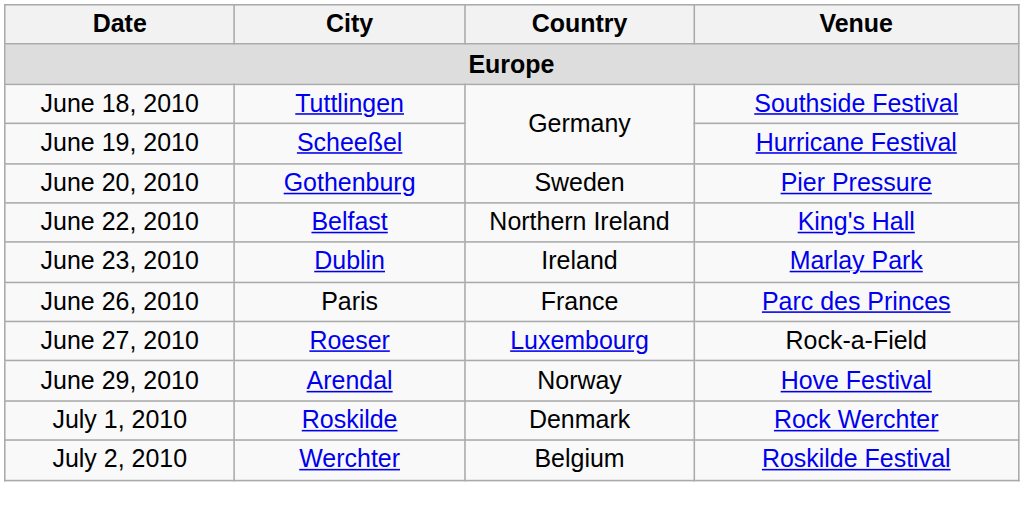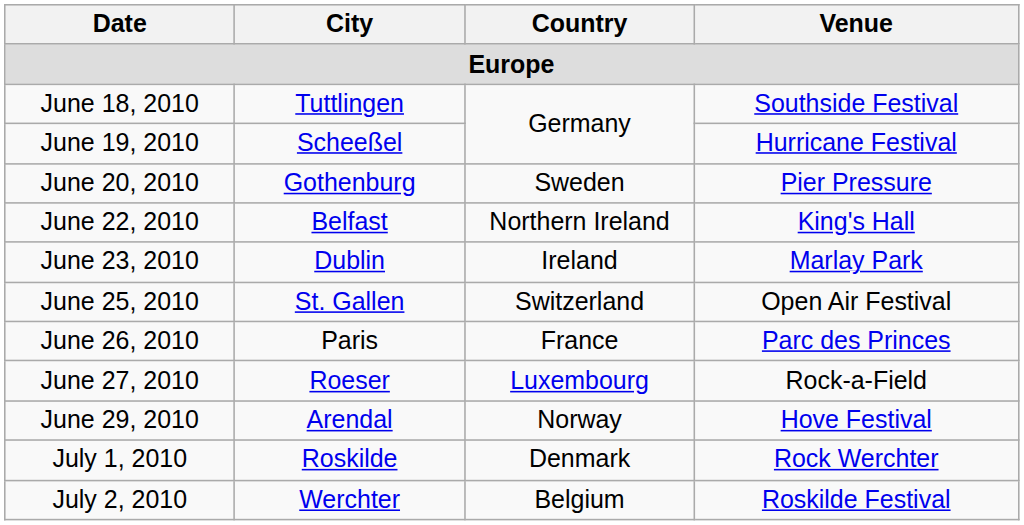+ row: (120, 301)
